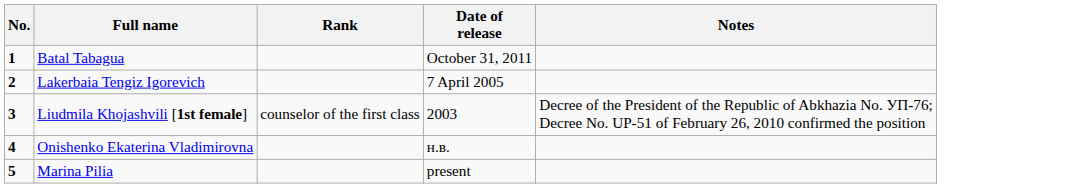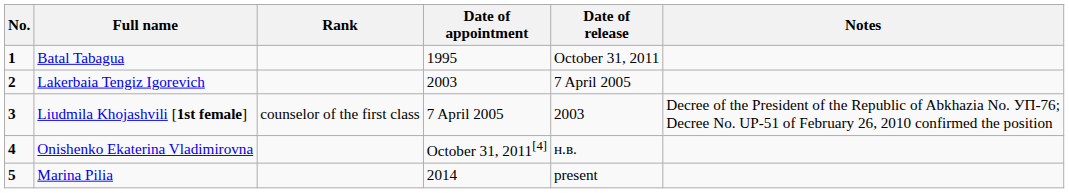+ column: (487, 25)
